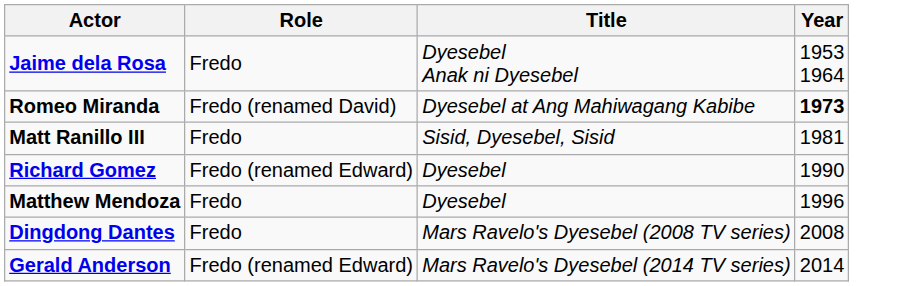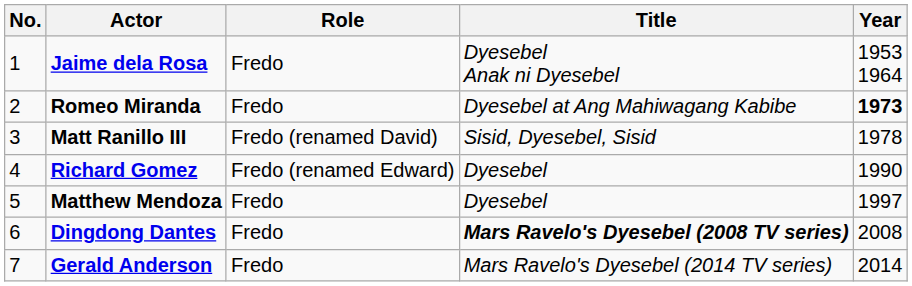+ column: (25, 20)
(293, 106) Fredo (renamed David) -> (257, 106) Fredo
(216, 138) Fredo -> (334, 138) Fredo (renamed David)
(822, 138) 1981 -> (880, 138) 1978
(822, 201) 1996 -> (880, 201) 1997
(606, 233) normal -> (656, 233) bold
(301, 264) Fredo (renamed Edward) -> (257, 264) Fredo
